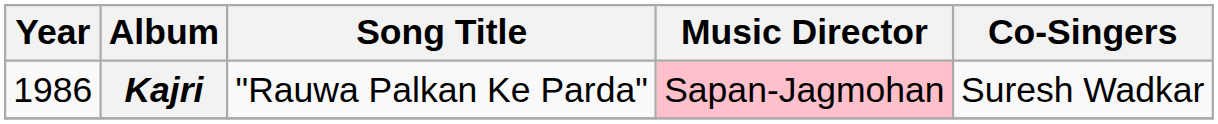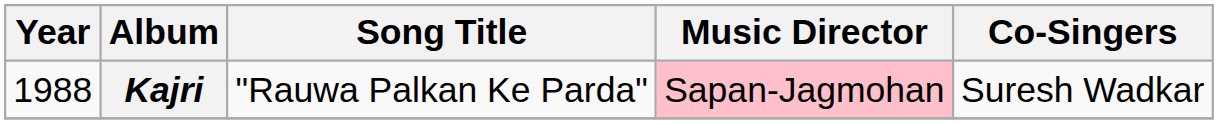(53, 88) 1986 -> (53, 88) 1988
